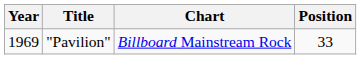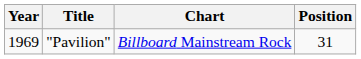(325, 41) 33 -> (325, 41) 31
